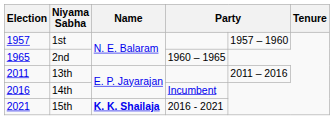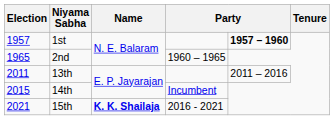(259, 40) normal -> (259, 40) bold
(18, 90) 2016 -> (18, 90) 2015
